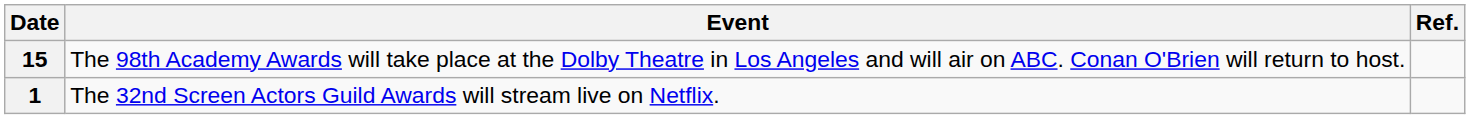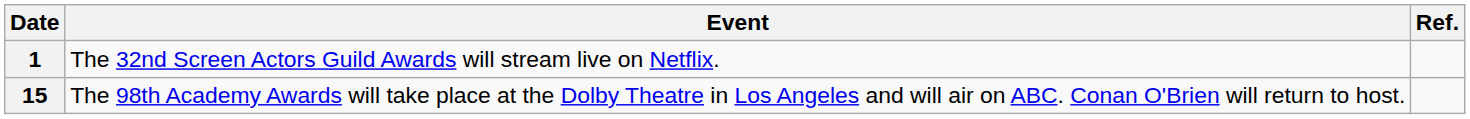rows swapped: (35, 95) <-> (35, 58)
